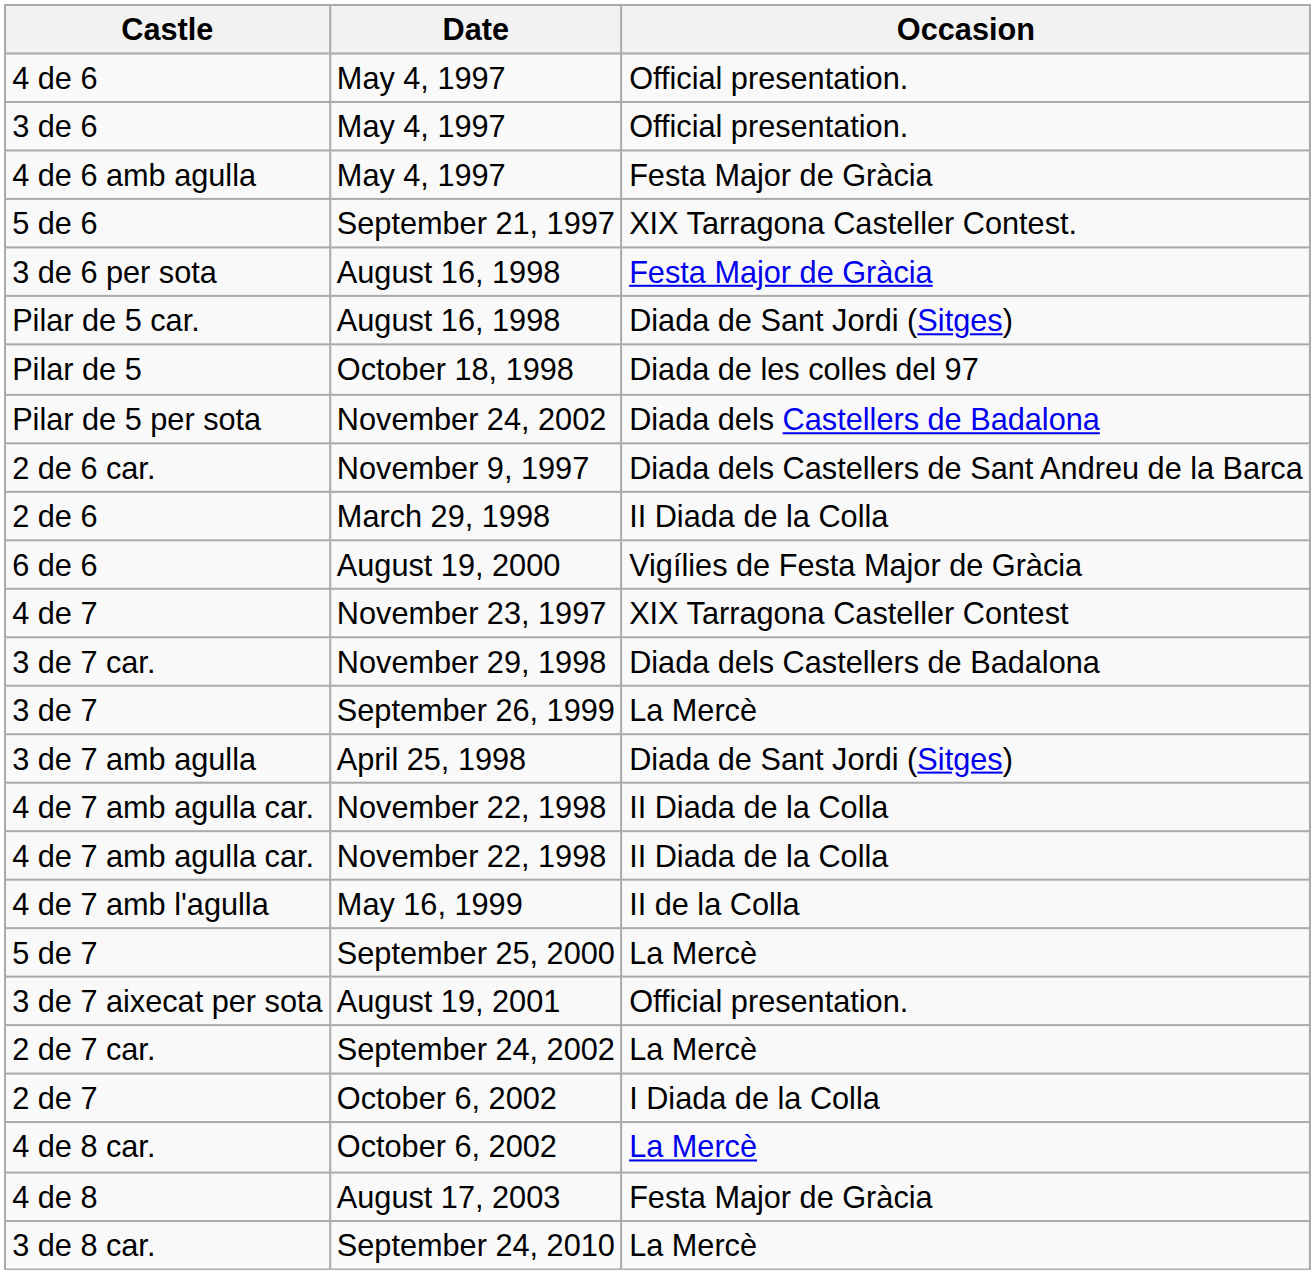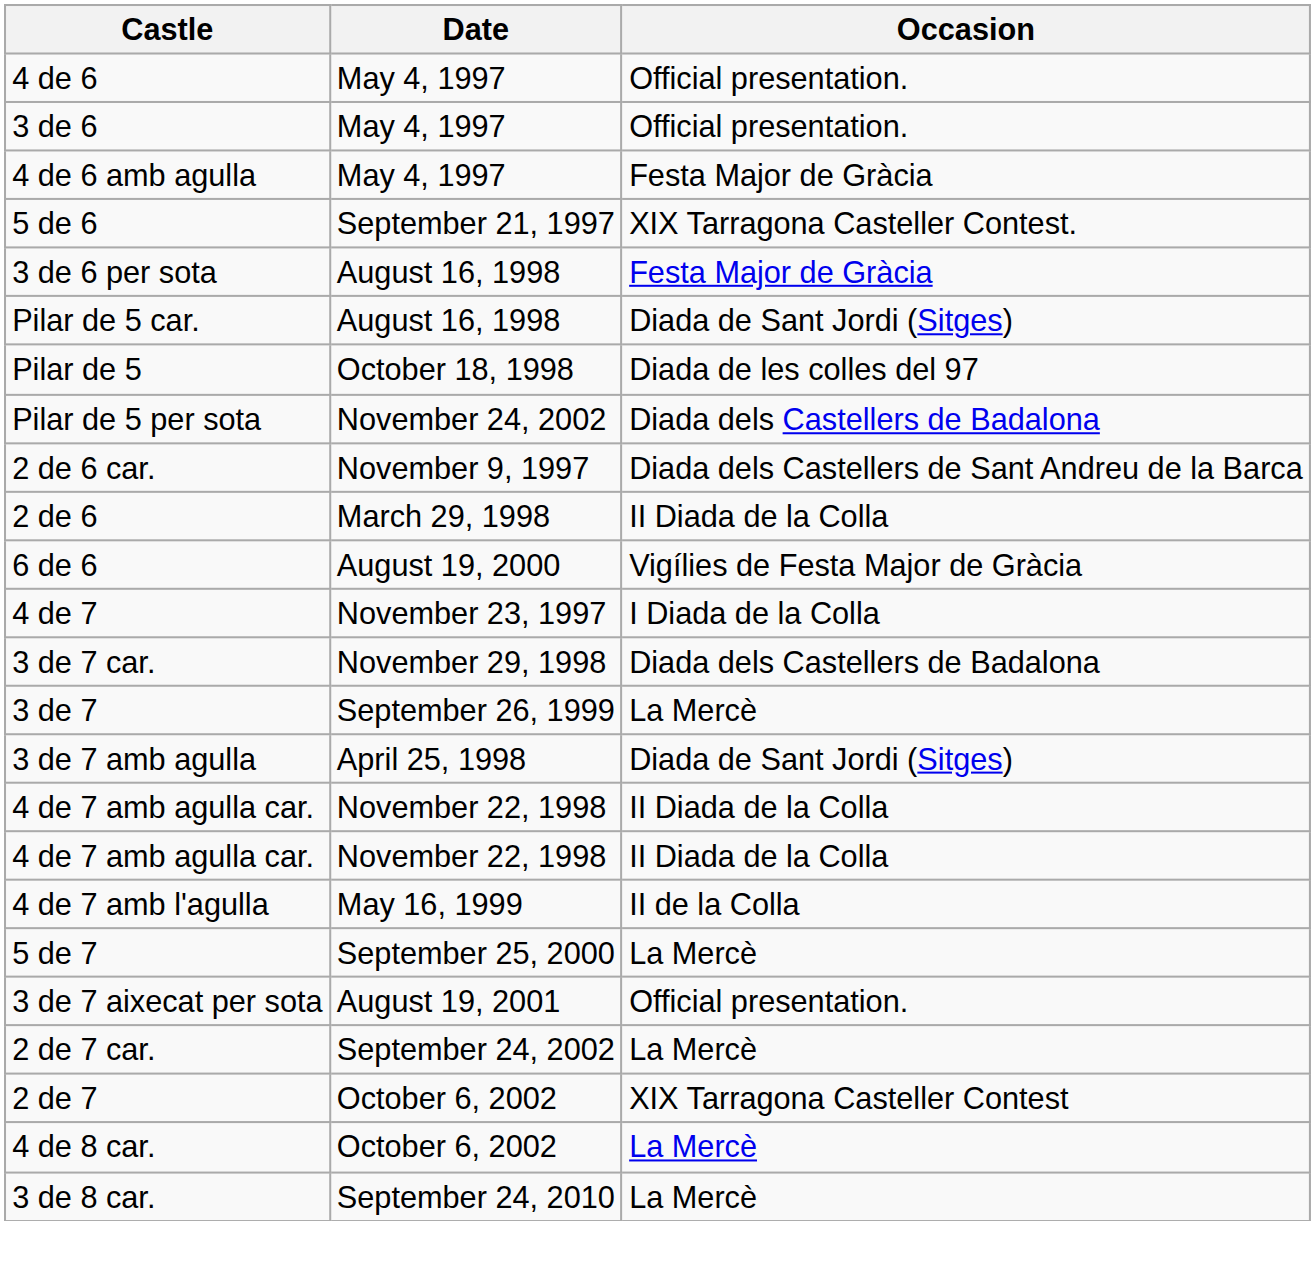(849, 613) XIX Tarragona Casteller Contest -> (754, 613) I Diada de la Colla
(754, 1099) I Diada de la Colla -> (849, 1099) XIX Tarragona Casteller Contest
- row: (55, 1196)
